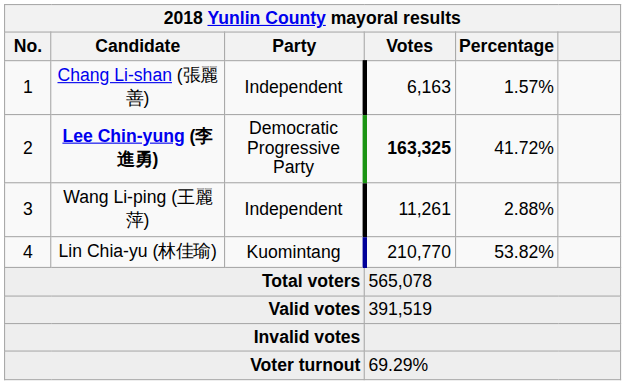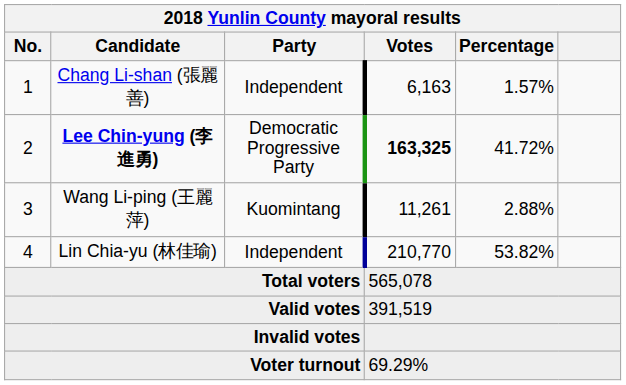(293, 209) Independent -> (293, 209) Kuomintang
(293, 252) Kuomintang -> (293, 252) Independent
